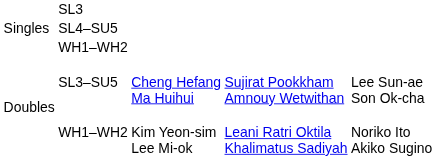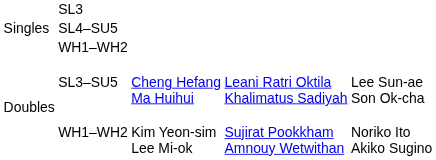(284, 90) Sujirat Pookkham Amnouy Wetwithan -> (286, 90) Leani Ratri Oktila Khalimatus Sadiyah
(286, 140) Leani Ratri Oktila Khalimatus Sadiyah -> (284, 140) Sujirat Pookkham Amnouy Wetwithan
